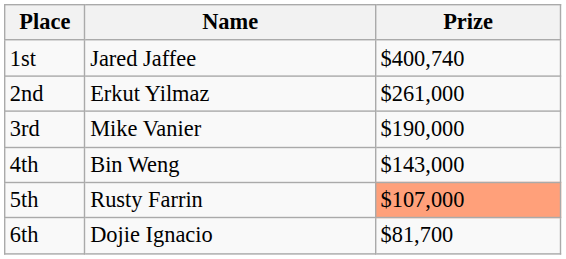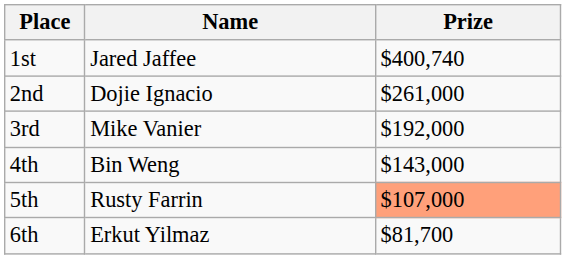(150, 93) Erkut Yilmaz -> (151, 93) Dojie Ignacio
(423, 128) $190,000 -> (423, 128) $192,000
(151, 235) Dojie Ignacio -> (150, 235) Erkut Yilmaz
